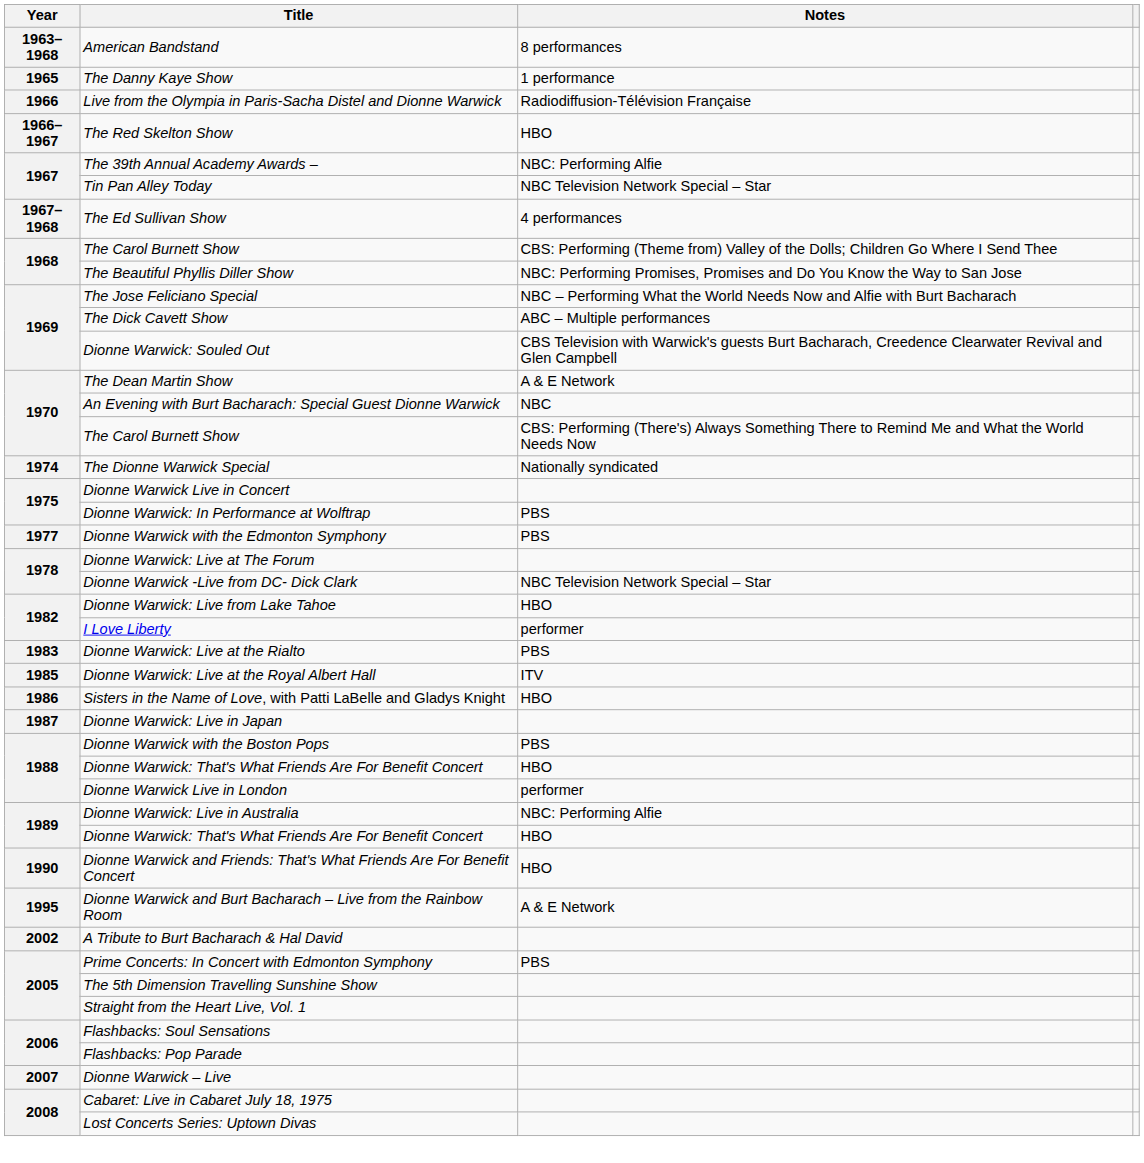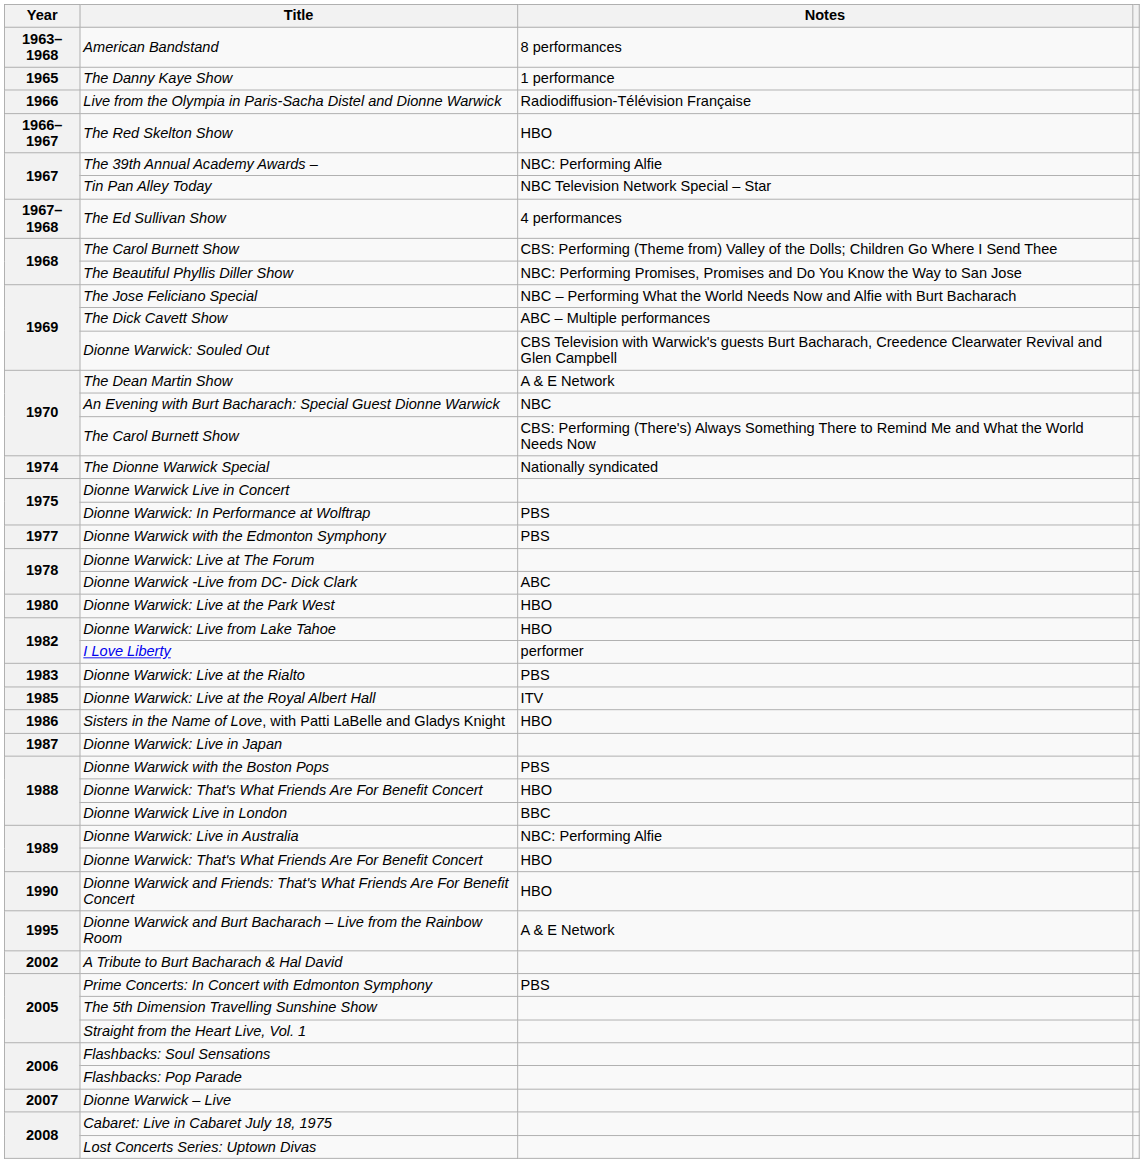(646, 582) NBC Television Network Special – Star -> (536, 582) ABC
+ row: (42, 605)
(552, 790) performer -> (536, 813) BBC
